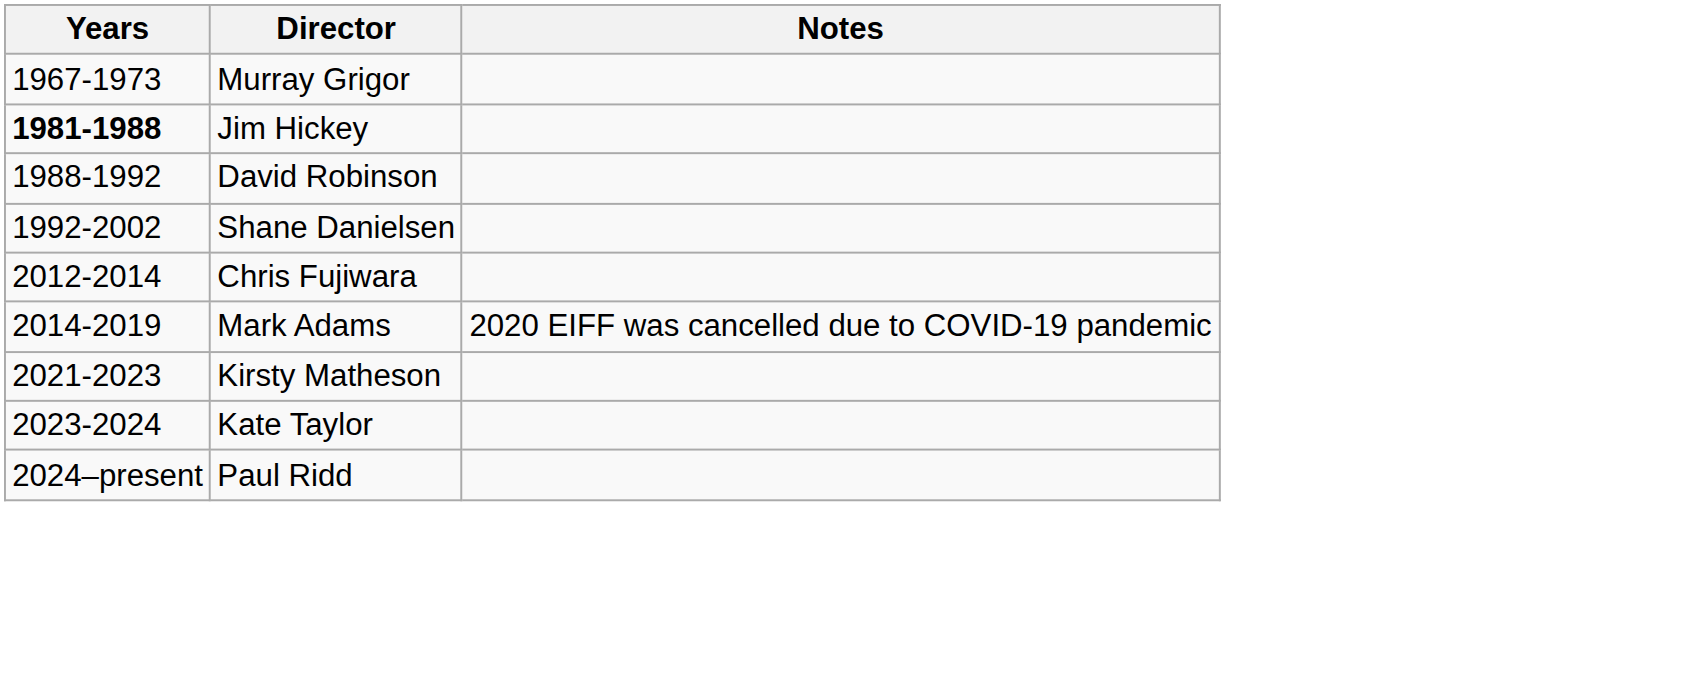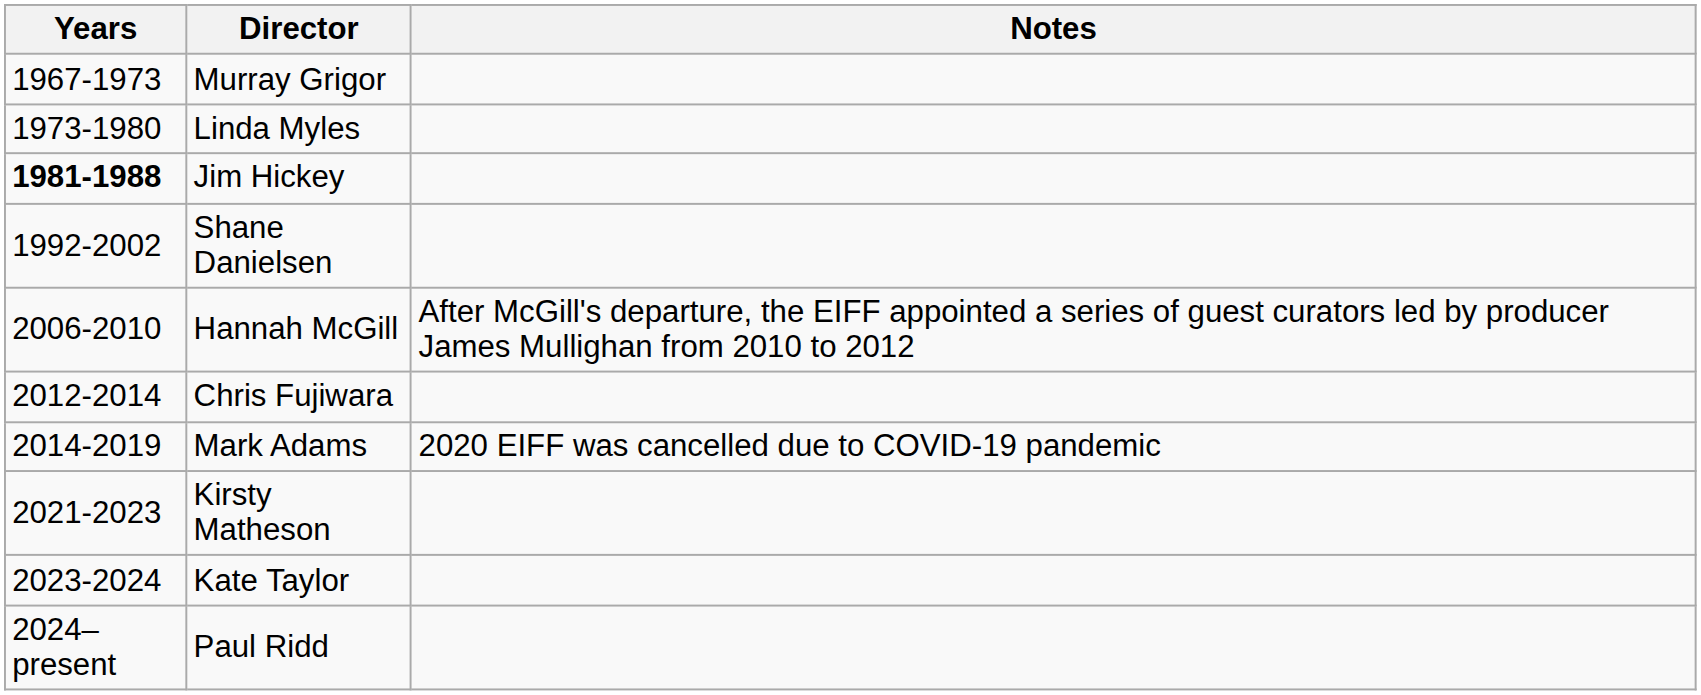+ row: (277, 128)
- row: (328, 177)
+ row: (296, 329)
